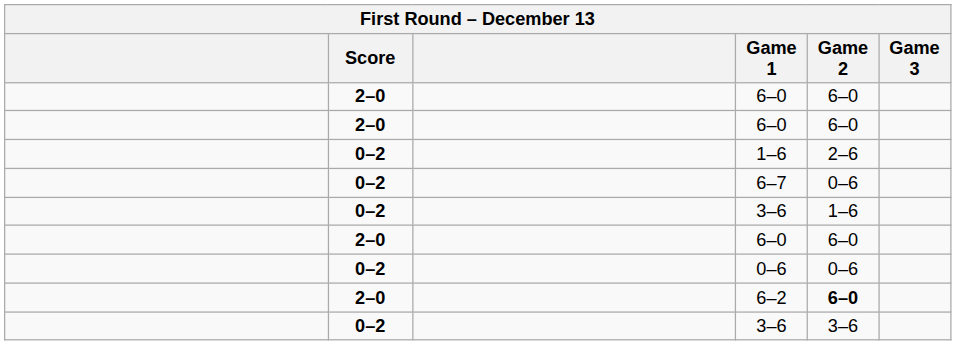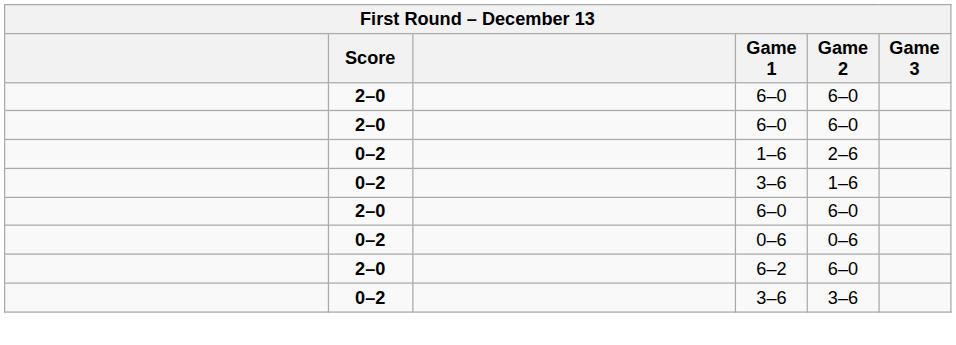- row: (370, 183)
(843, 297) bold -> (843, 269) normal
